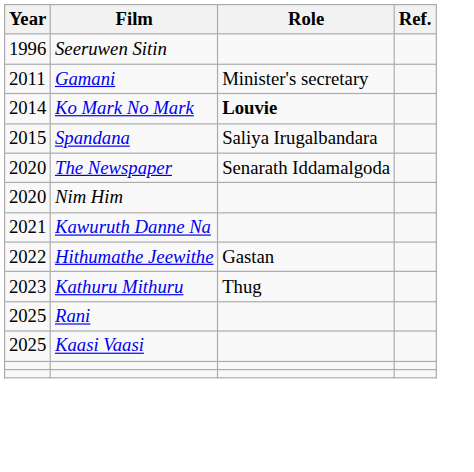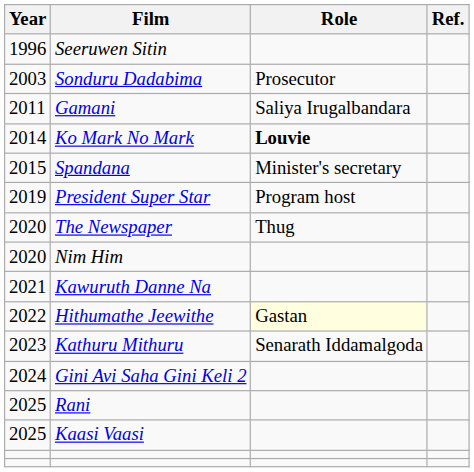+ row: (28, 78)
(295, 78) Minister's secretary -> (333, 108) Saliya Irugalbandara
(300, 138) Saliya Irugalbandara -> (328, 167) Minister's secretary
+ row: (28, 197)
(306, 167) Senarath Iddamalgoda -> (275, 227) Thug
(248, 256) no background -> (281, 316) lightyellow background
(242, 286) Thug -> (339, 345) Senarath Iddamalgoda
+ row: (28, 375)
